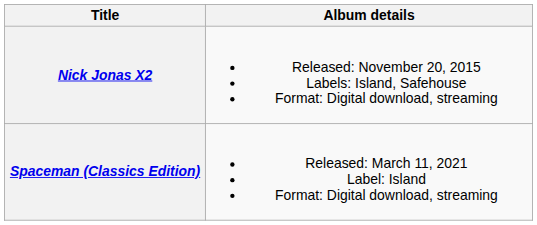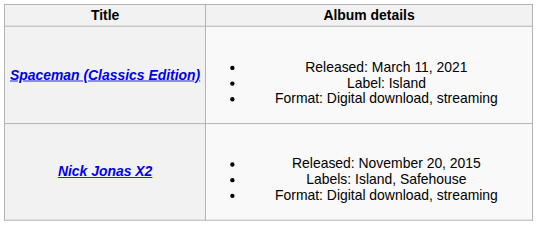rows swapped: (105, 75) <-> (105, 171)
